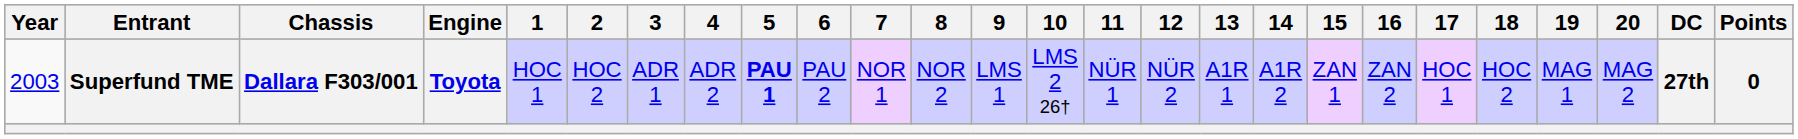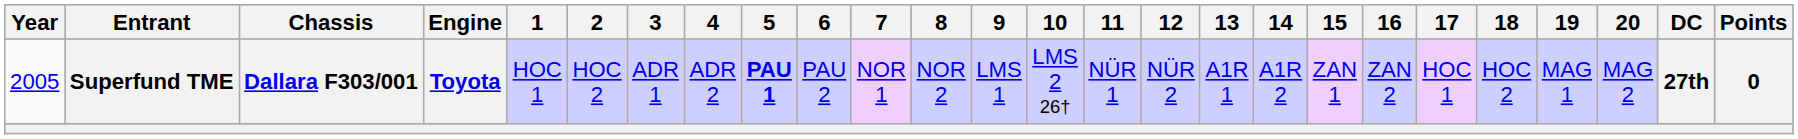(35, 81) 2003 -> (35, 81) 2005
